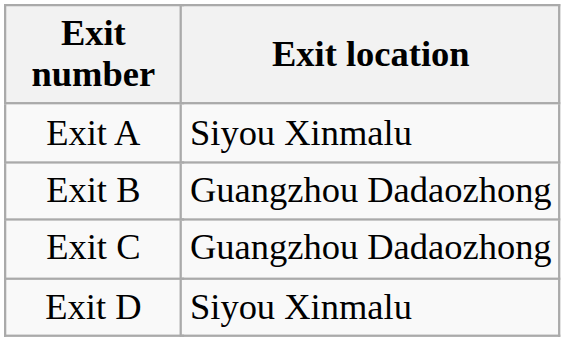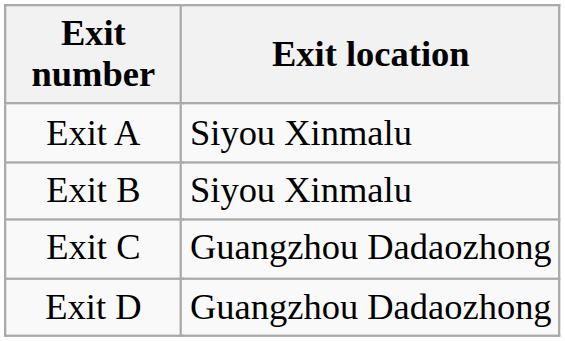(371, 190) Guangzhou Dadaozhong -> (301, 190) Siyou Xinmalu
(301, 305) Siyou Xinmalu -> (371, 305) Guangzhou Dadaozhong
